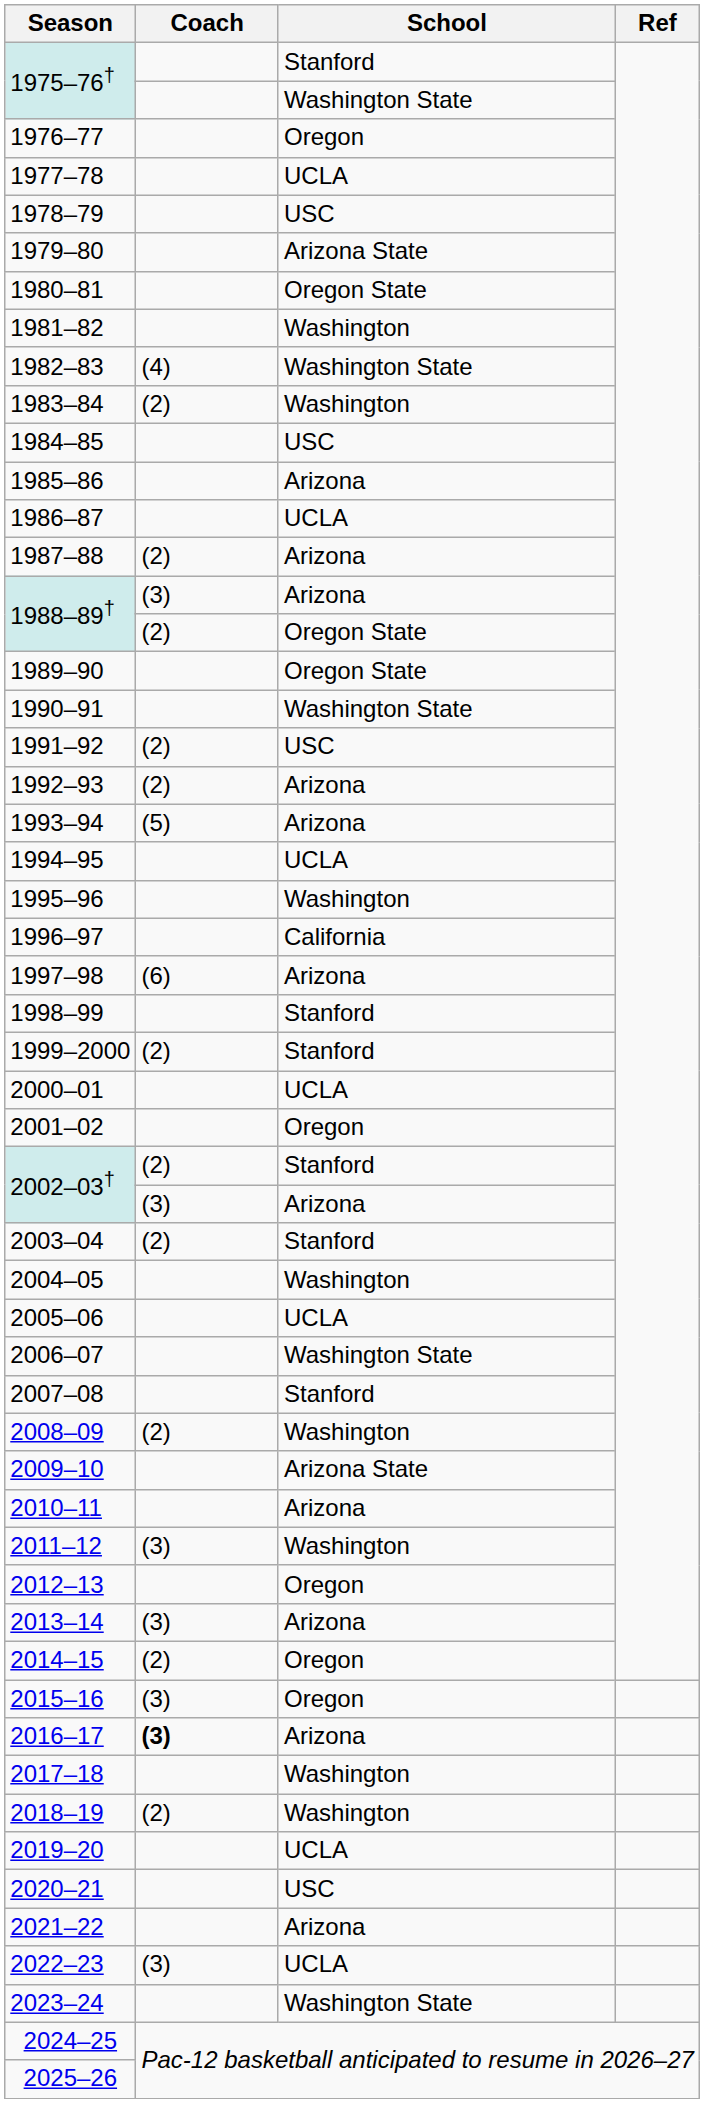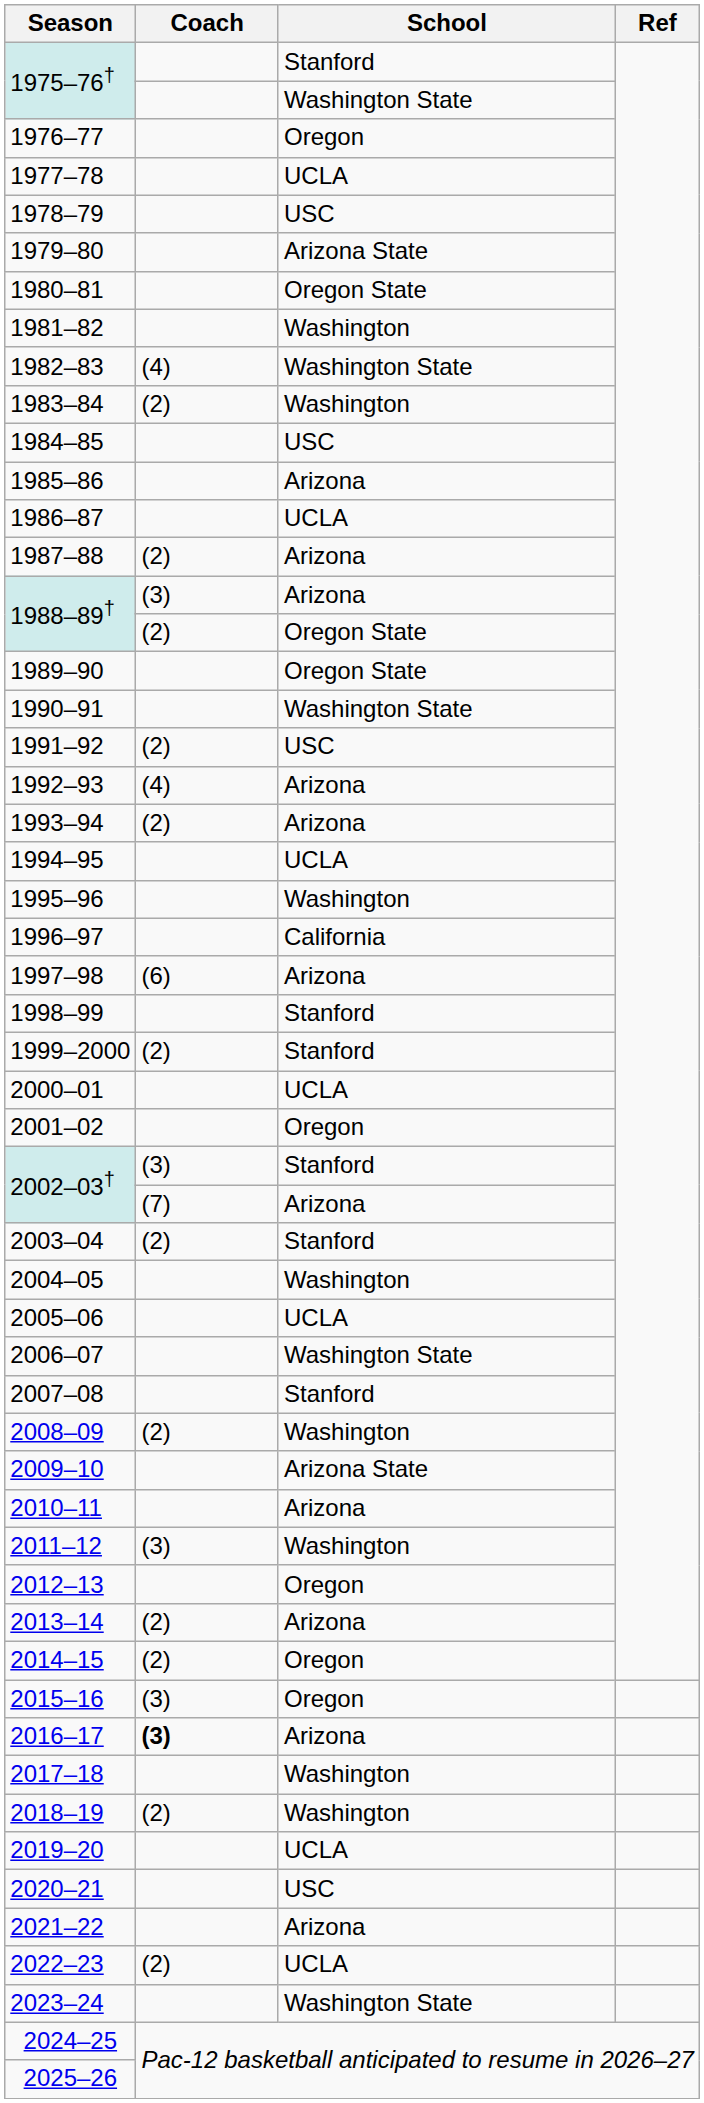(156, 784) (2) -> (156, 784) (4)
(156, 822) (5) -> (156, 822) (2)
(156, 1165) (2) -> (156, 1165) (3)
(156, 1203) (3) -> (156, 1203) (7)
(156, 1622) (3) -> (156, 1622) (2)
(156, 1964) (3) -> (156, 1964) (2)
